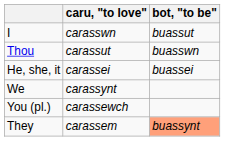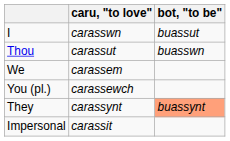- row: (34, 70)
(91, 88) carassynt -> (97, 70) carassem
(92, 126) carassem -> (96, 107) carassynt
+ row: (36, 126)
